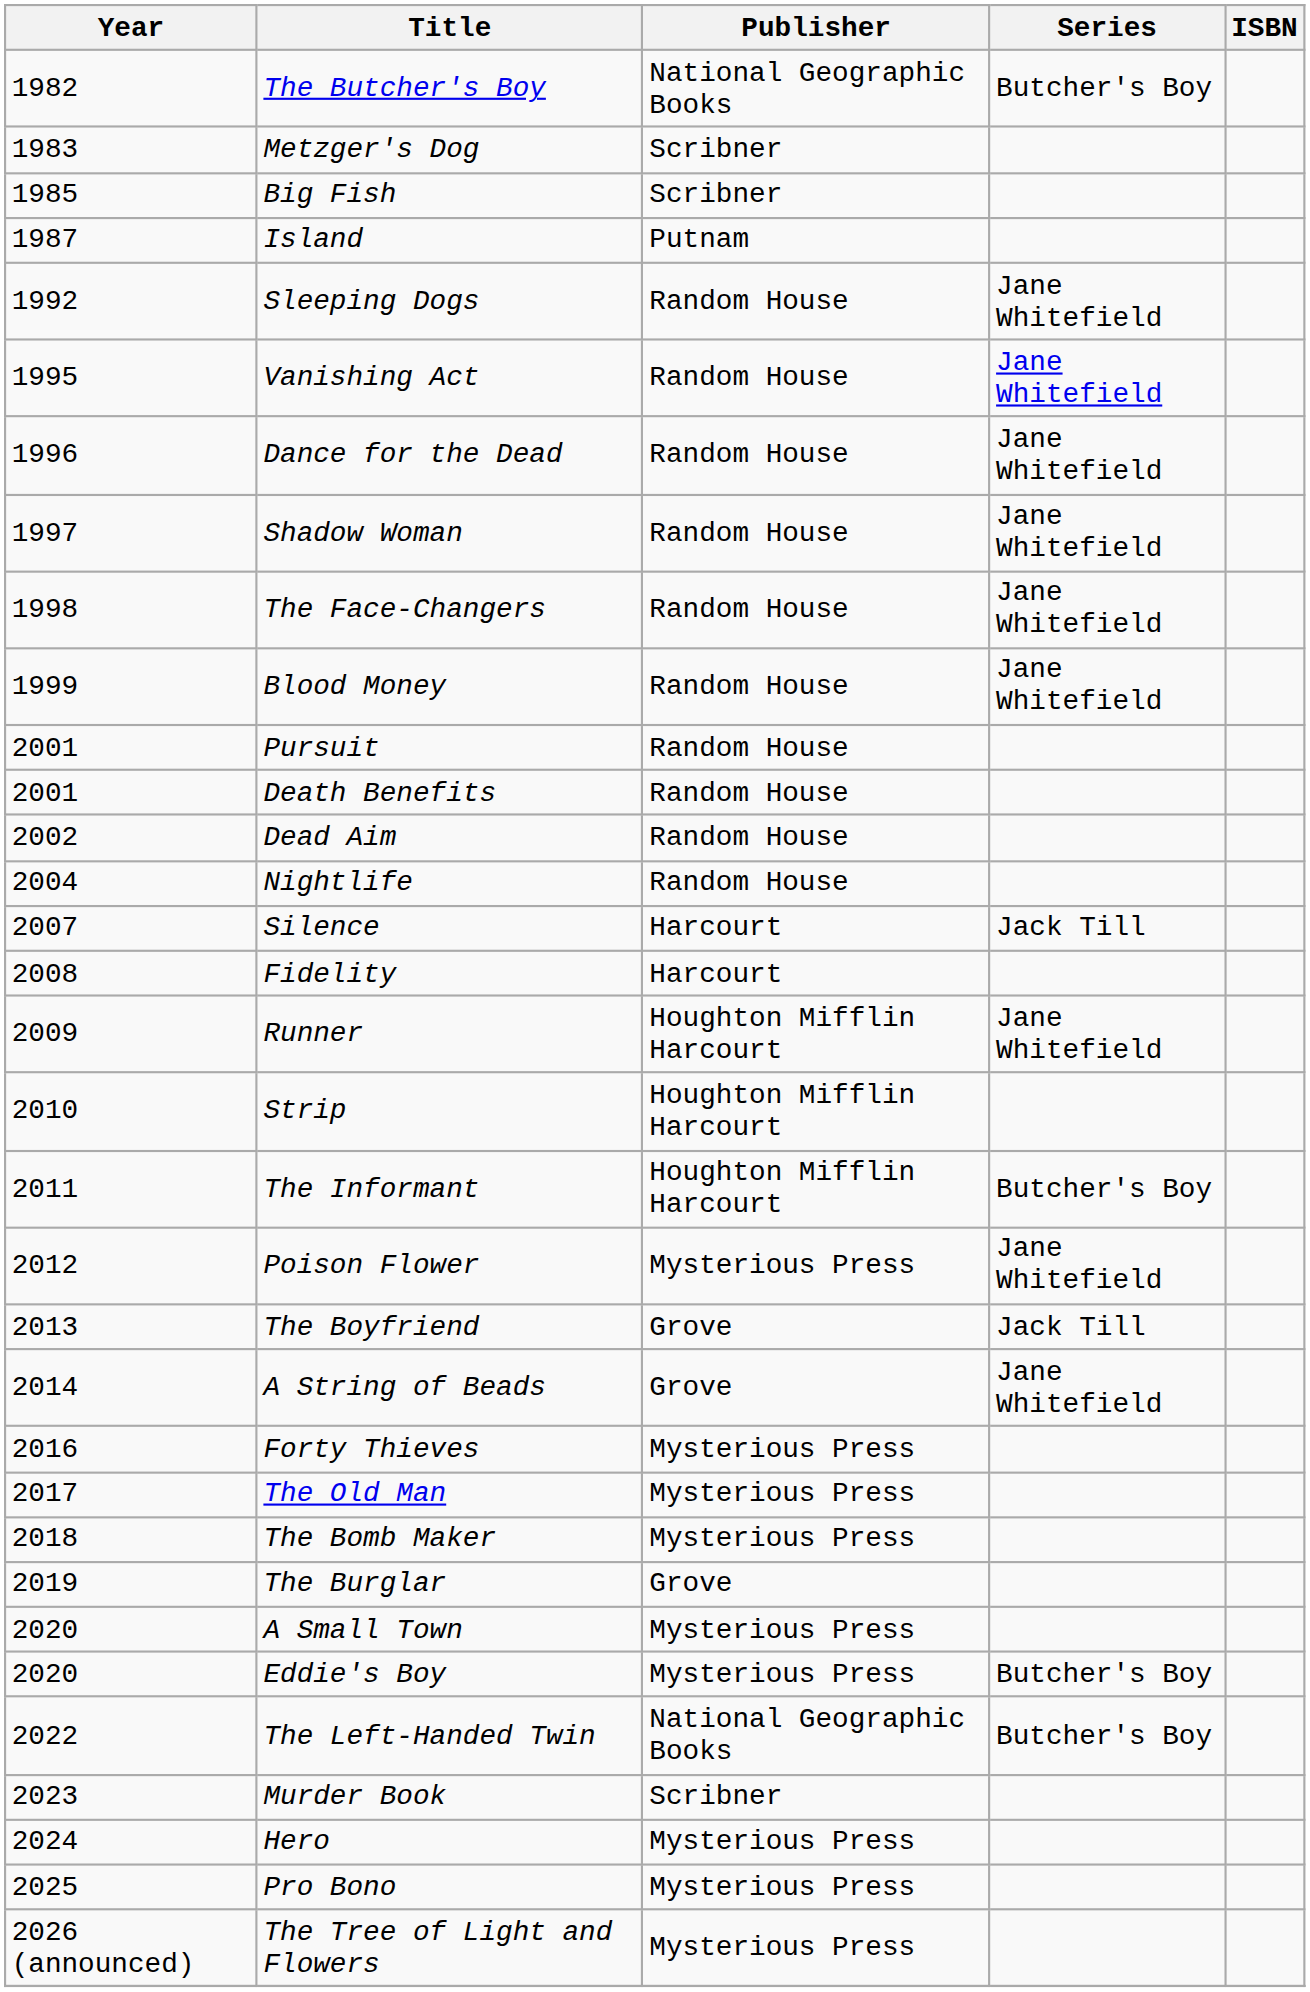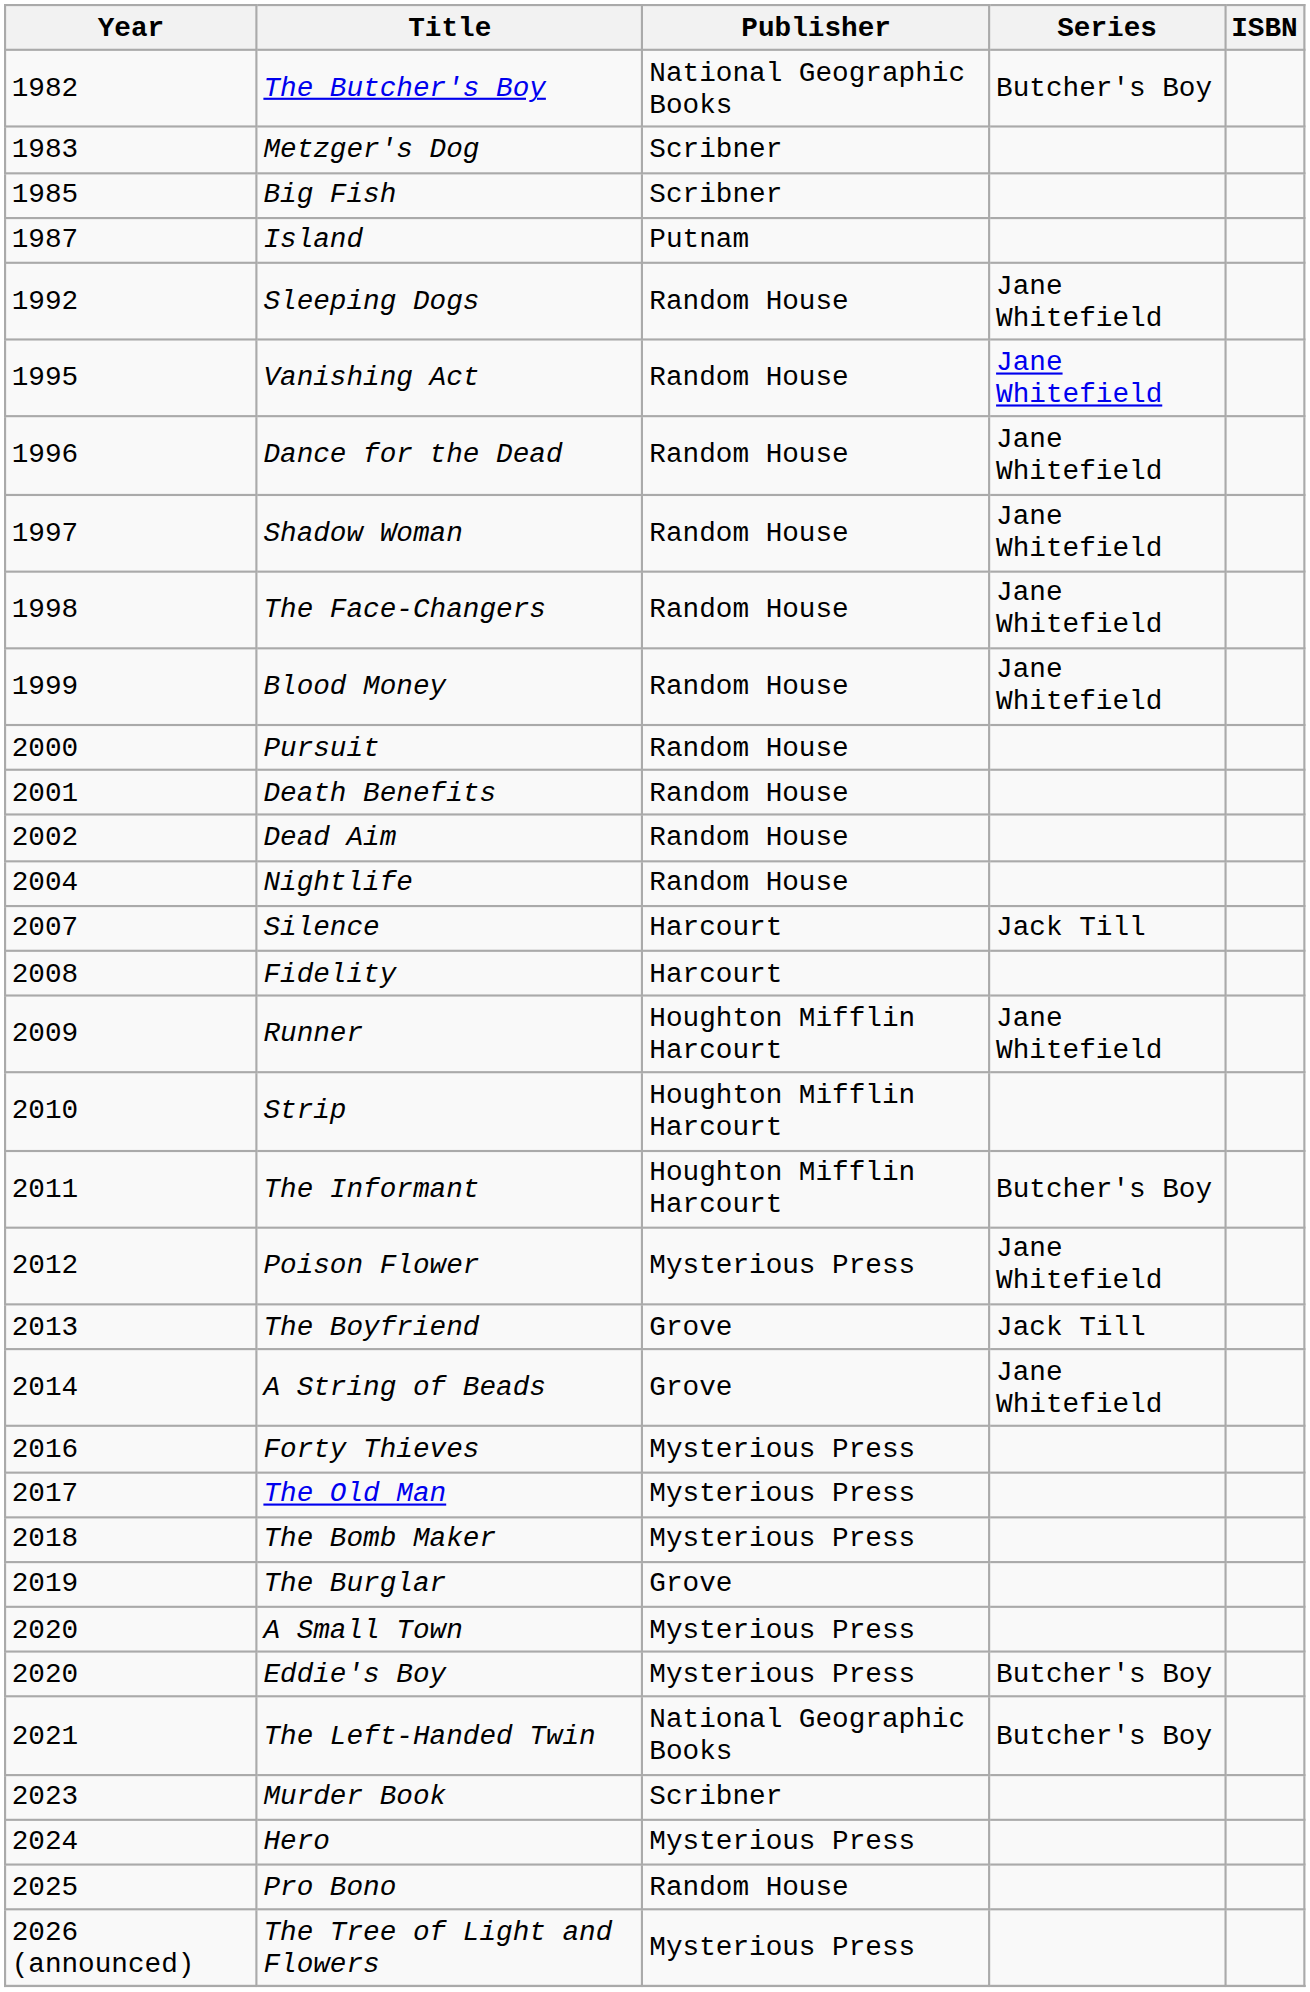(45, 748) 2001 -> (45, 748) 2000
(45, 1736) 2022 -> (45, 1736) 2021
(782, 1887) Mysterious Press -> (749, 1887) Random House
